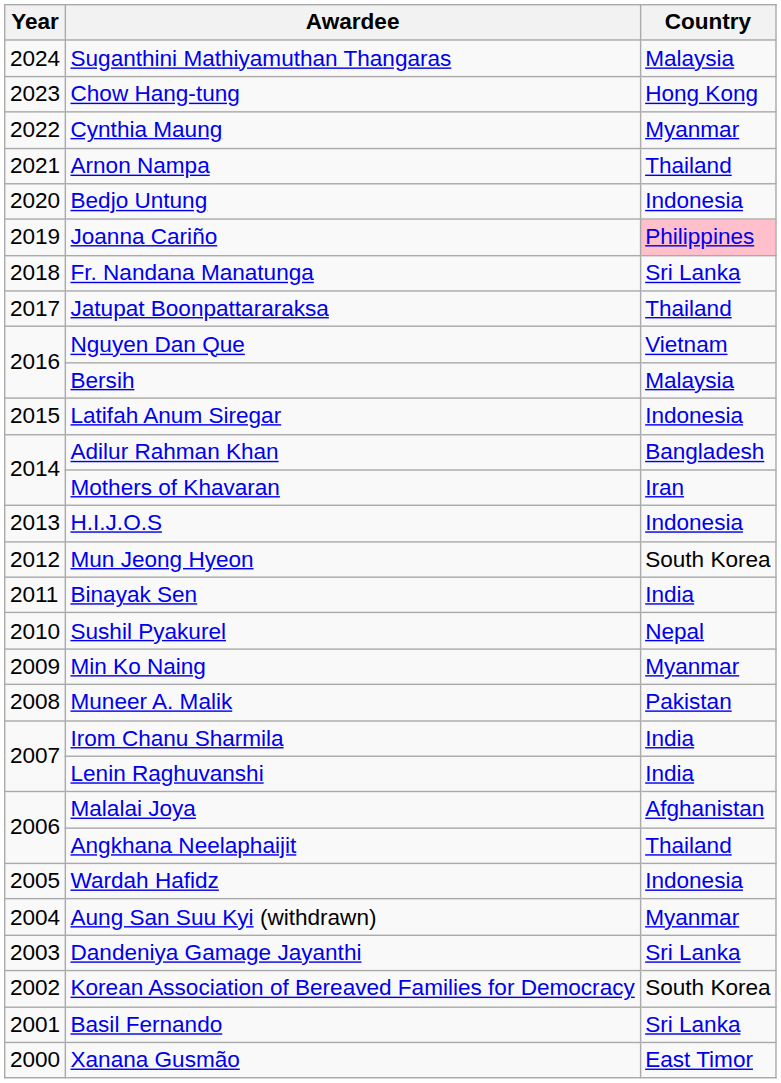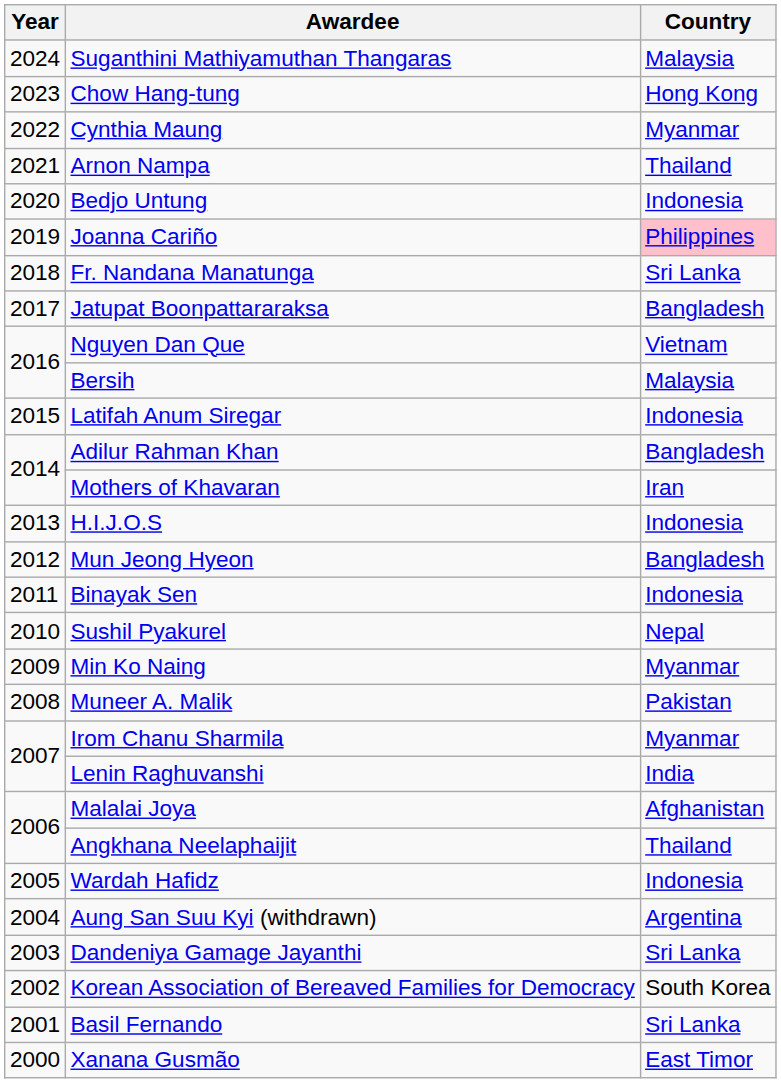(688, 308) Thailand -> (705, 308) Bangladesh
(708, 559) South Korea -> (705, 559) Bangladesh
(670, 594) India -> (694, 594) Indonesia
(670, 737) India -> (692, 737) Myanmar
(692, 916) Myanmar -> (693, 916) Argentina
